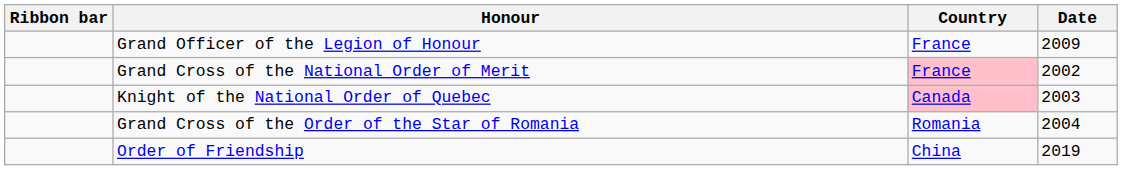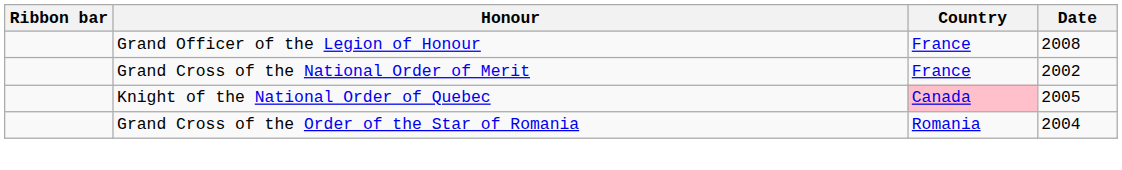(1061, 45) 2009 -> (1061, 45) 2008
(941, 71) pink background -> (941, 71) no background
(1061, 98) 2003 -> (1061, 98) 2005
- row: (211, 151)
